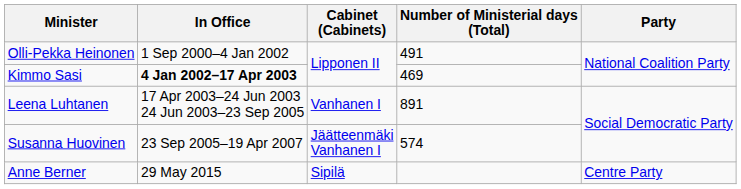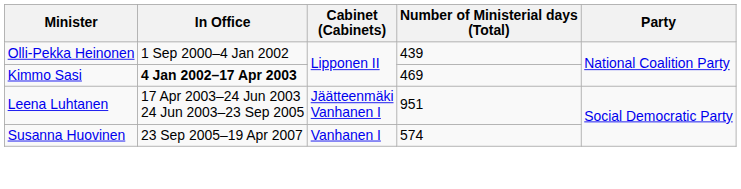(412, 53) 491 -> (412, 53) 439
(346, 105) Vanhanen I -> (352, 105) Jäätteenmäki Vanhanen I
(412, 105) 891 -> (412, 105) 951
(352, 142) Jäätteenmäki Vanhanen I -> (346, 135) Vanhanen I
- row: (47, 172)
